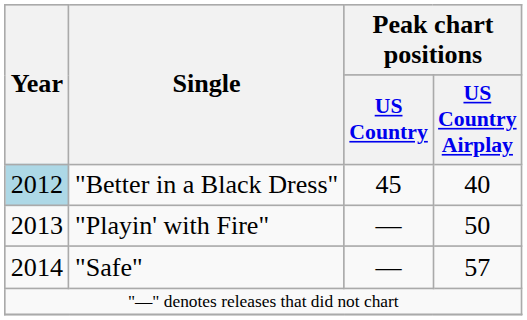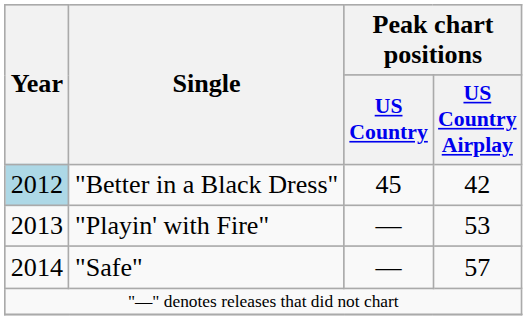(477, 184) 40 -> (477, 184) 42
(477, 225) 50 -> (477, 225) 53
